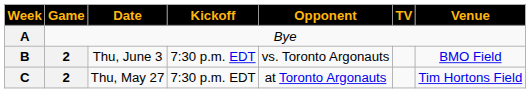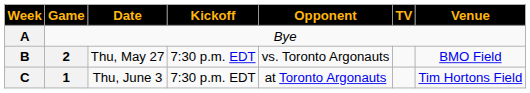(128, 57) Thu, June 3 -> (128, 57) Thu, May 27
(66, 78) 2 -> (66, 78) 1
(128, 78) Thu, May 27 -> (128, 78) Thu, June 3
